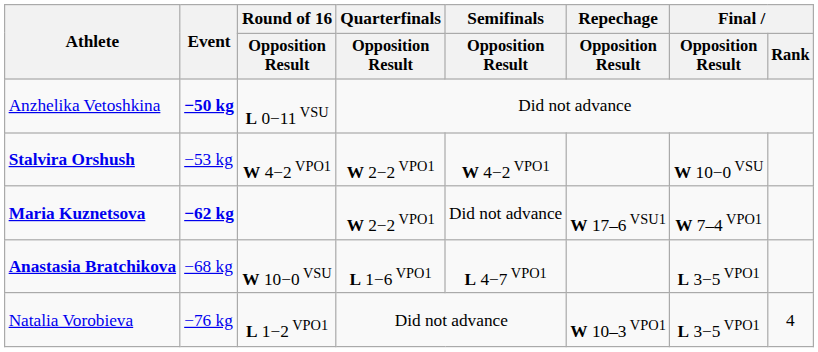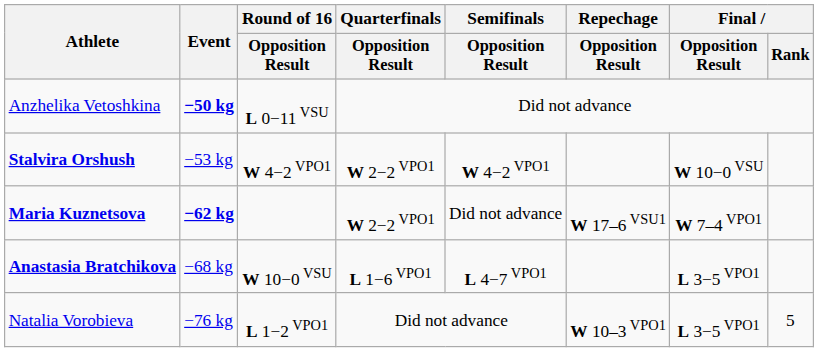(790, 320) 4 -> (790, 320) 5
